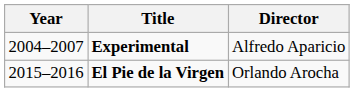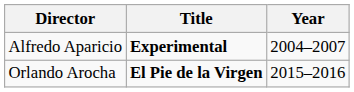columns swapped: (46, 18) <-> (289, 18)
